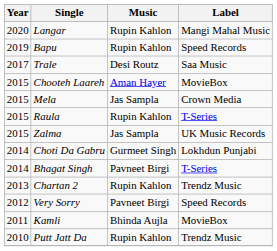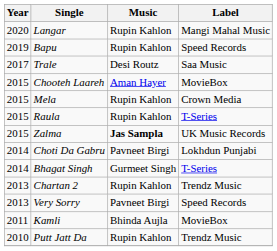(134, 99) Jas Sampla -> (141, 99) Rupin Kahlon
(134, 133) normal -> (136, 133) bold
(143, 151) Gurmeet Singh -> (140, 151) Pavneet Birgi
(140, 168) Pavneet Birgi -> (143, 168) Gurmeet Singh
(18, 202) 2012 -> (18, 202) 2013
